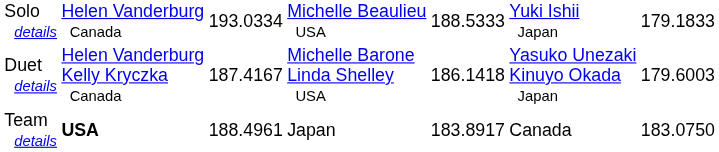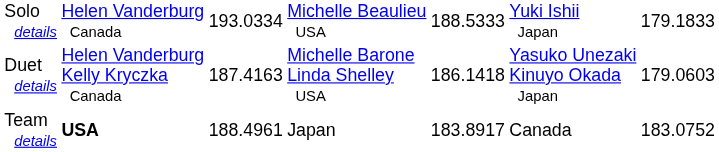(246, 75) 187.4167 -> (246, 75) 187.4163
(678, 75) 179.6003 -> (678, 75) 179.0603
(678, 130) 183.0750 -> (678, 130) 183.0752
